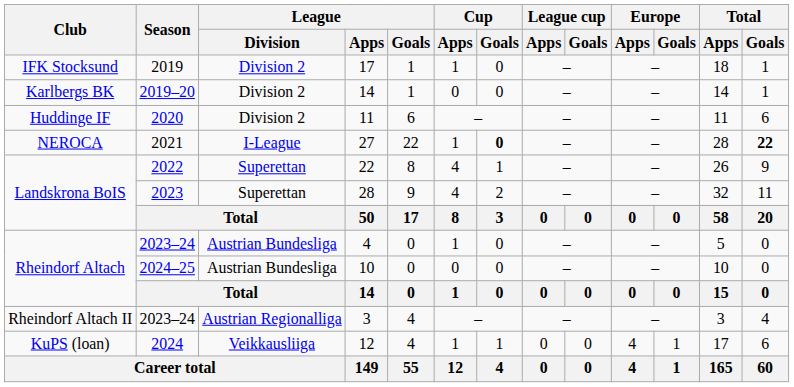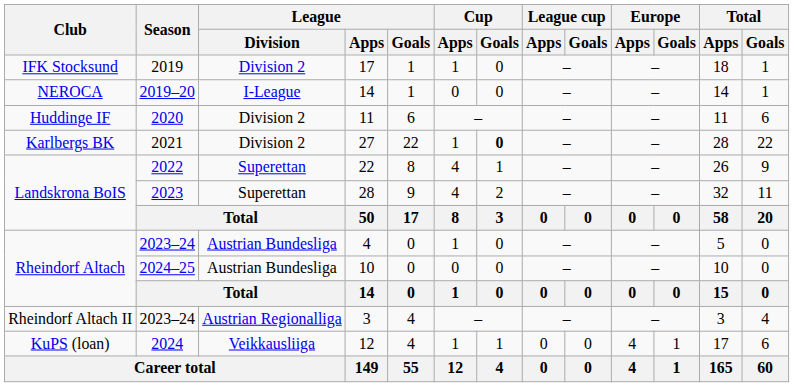(70, 92) Karlbergs BK -> (70, 92) NEROCA
(272, 92) Division 2 -> (272, 92) I-League
(70, 142) NEROCA -> (70, 142) Karlbergs BK
(272, 142) I-League -> (272, 142) Division 2
(765, 142) bold -> (765, 142) normal
